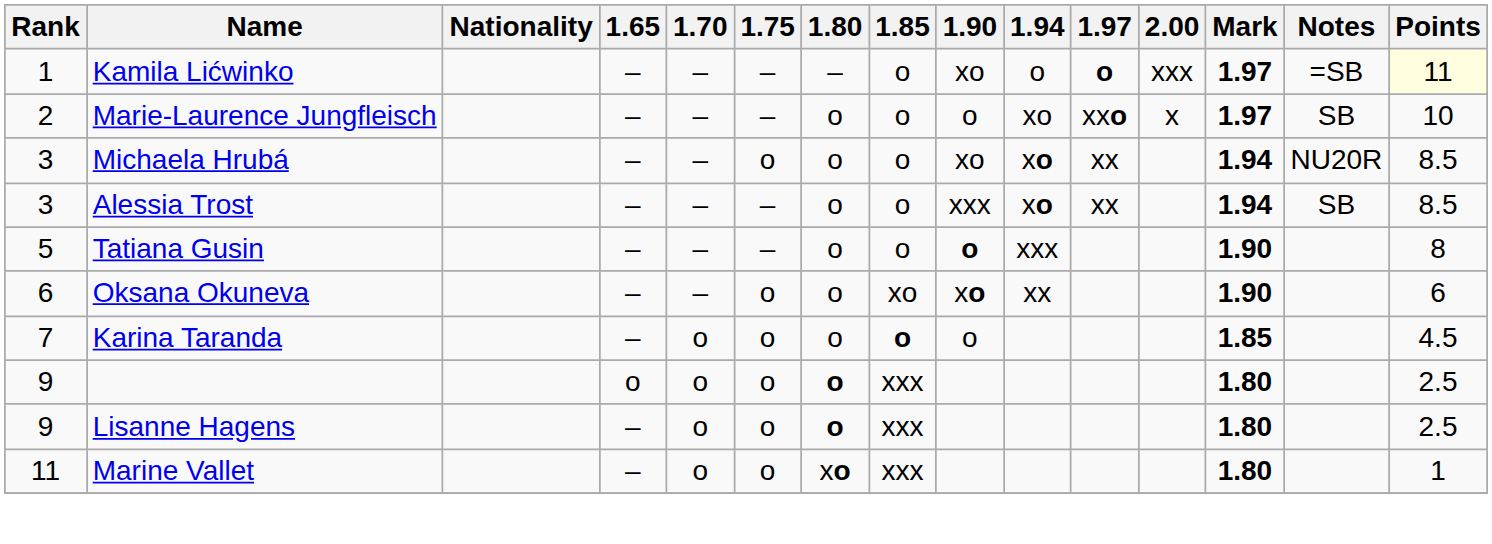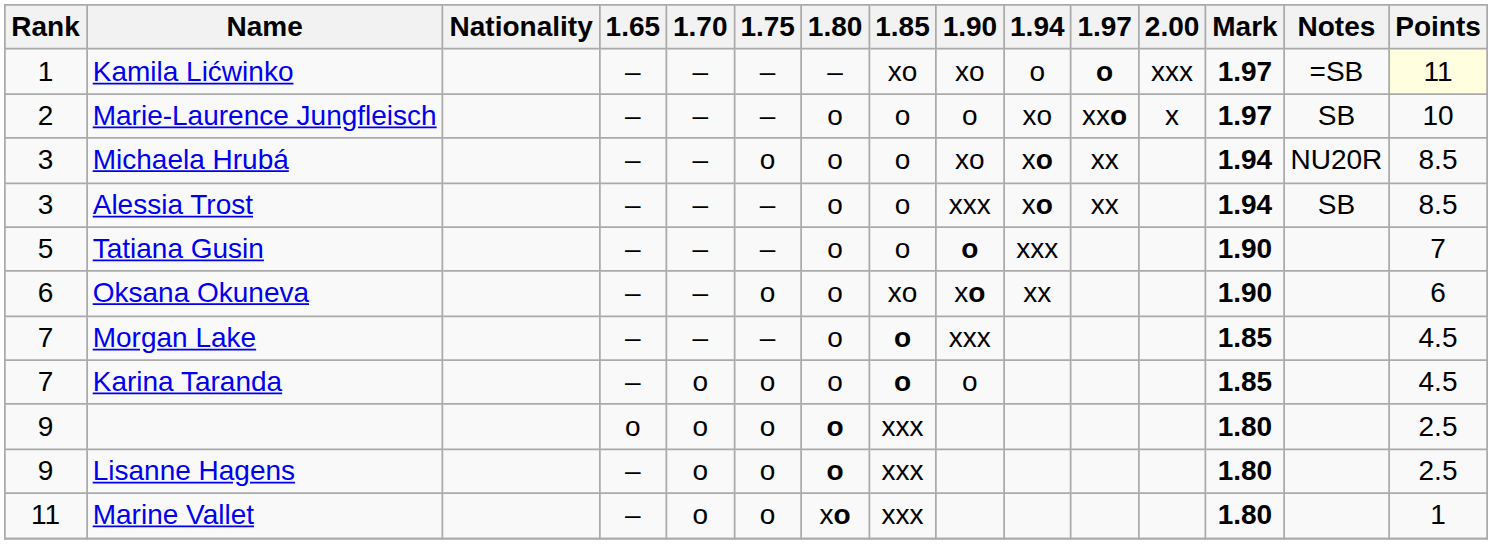(902, 71) o -> (902, 71) xo
(1438, 248) 8 -> (1438, 248) 7
+ row: (46, 337)
